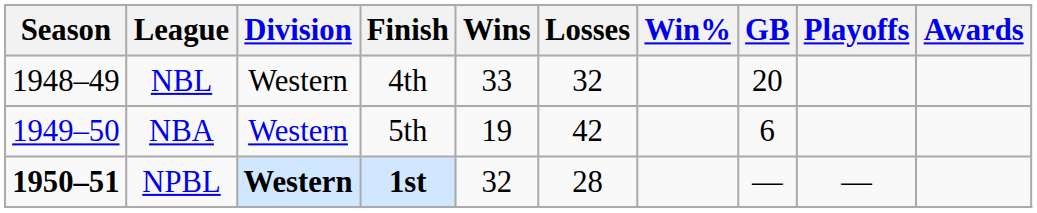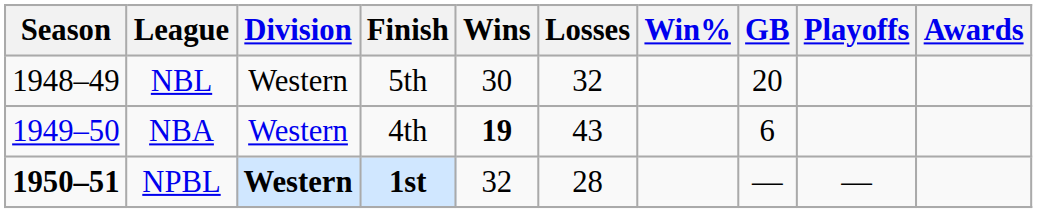(408, 80) 4th -> (408, 80) 5th
(497, 80) 33 -> (497, 80) 30
(408, 131) 5th -> (408, 131) 4th
(497, 131) normal -> (497, 131) bold
(588, 131) 42 -> (588, 131) 43
